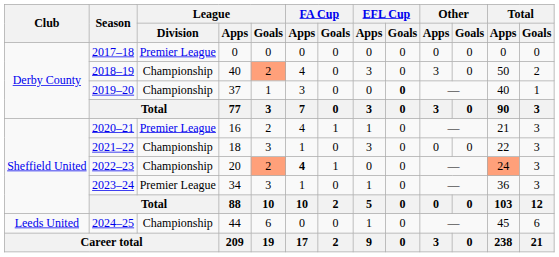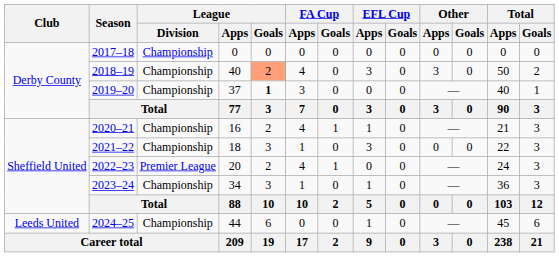(178, 52) Premier League -> (178, 52) Championship
(268, 90) normal -> (268, 90) bold
(403, 90) bold -> (403, 90) normal
(178, 128) Premier League -> (178, 128) Championship
(178, 166) Championship -> (178, 166) Premier League
(268, 166) lightsalmon background -> (268, 166) no background
(302, 166) bold -> (302, 166) normal
(503, 166) lightsalmon background -> (503, 166) no background
(178, 185) Premier League -> (178, 185) Championship
